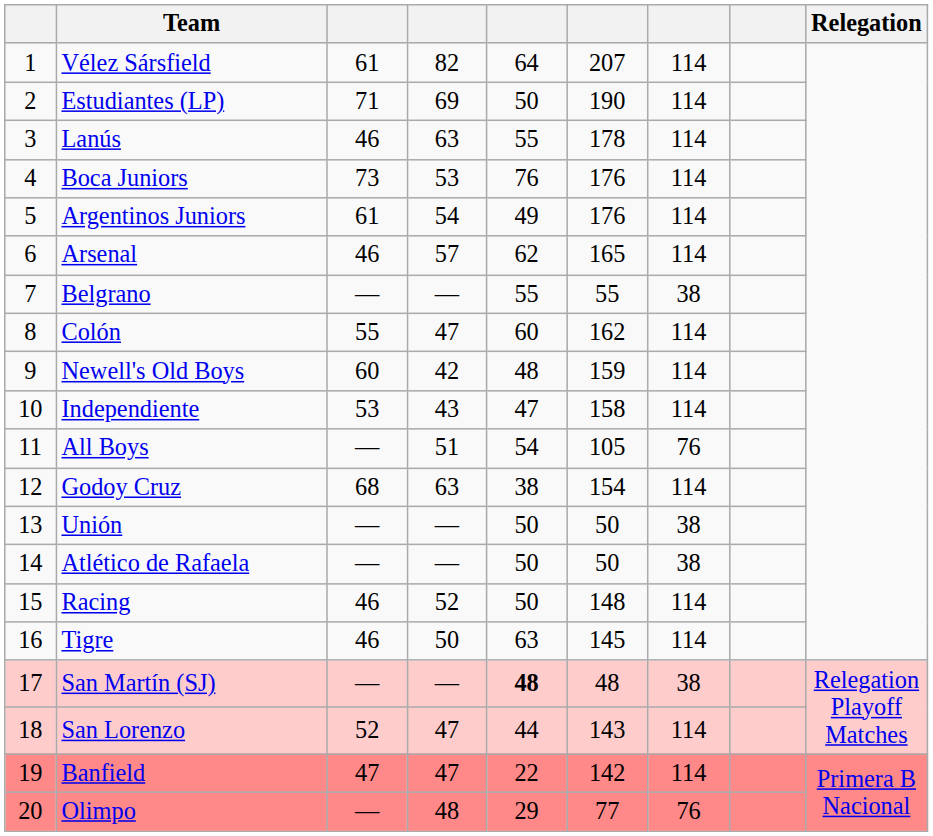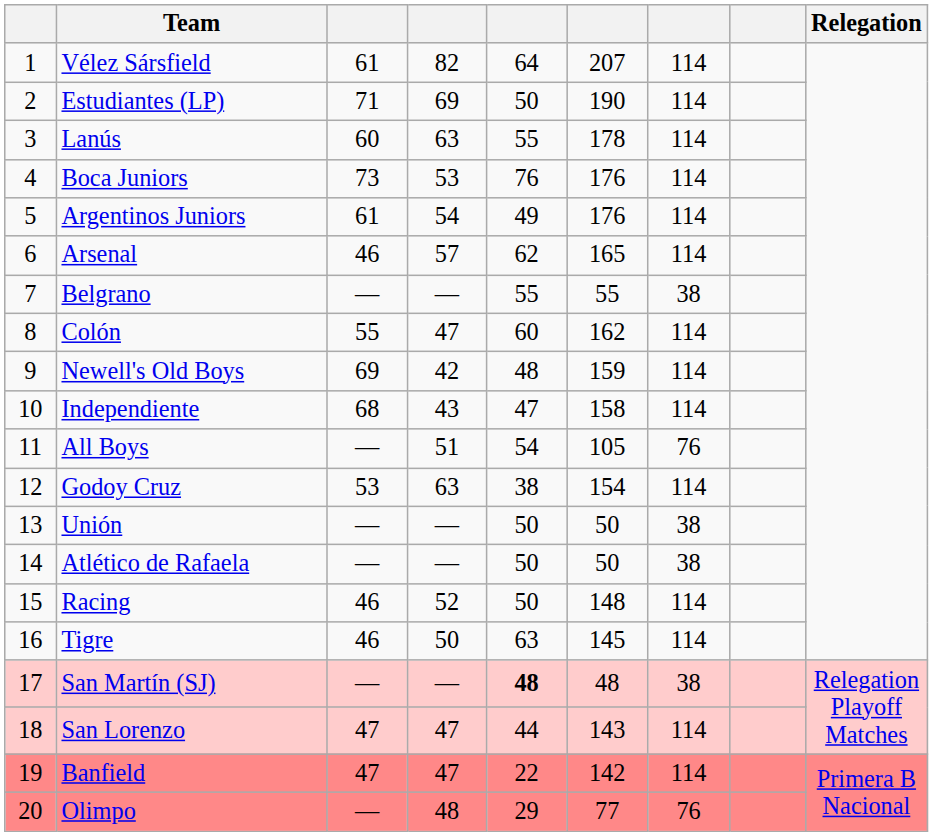(367, 139) 46 -> (367, 139) 60
(367, 370) 60 -> (367, 370) 69
(367, 409) 53 -> (367, 409) 68
(367, 486) 68 -> (367, 486) 53
(367, 730) 52 -> (367, 730) 47
